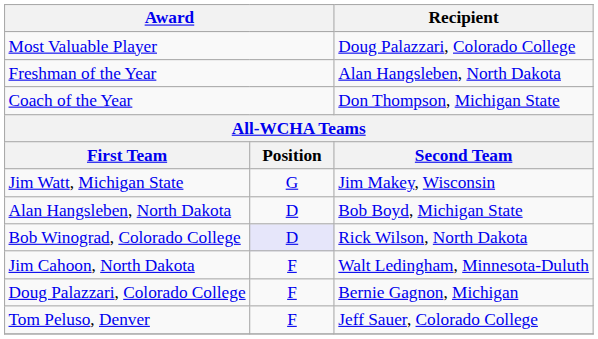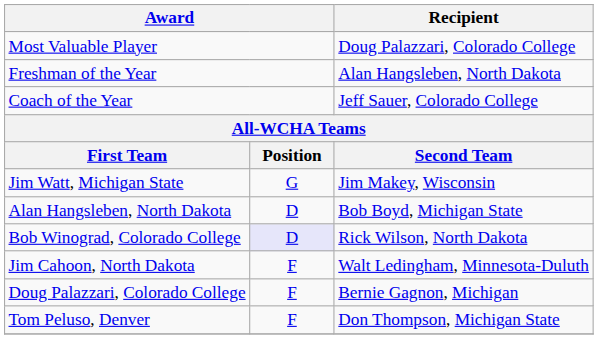(449, 100) Don Thompson, Michigan State -> (438, 100) Jeff Sauer, Colorado College
(438, 319) Jeff Sauer, Colorado College -> (449, 319) Don Thompson, Michigan State
